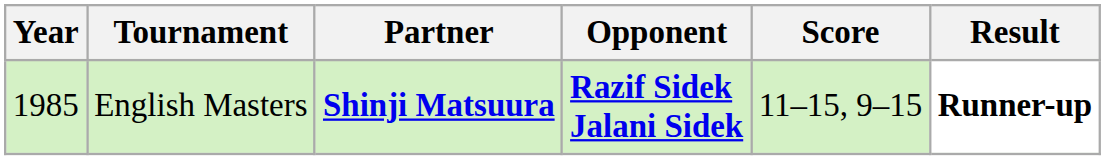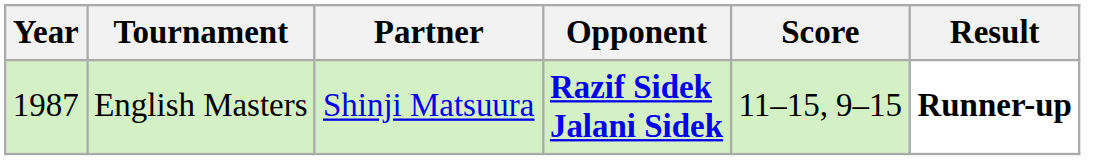(46, 105) 1985 -> (46, 105) 1987
(439, 105) bold -> (429, 105) normal
